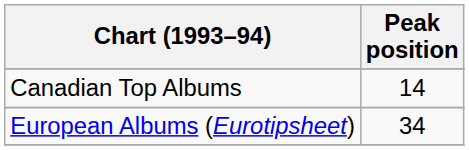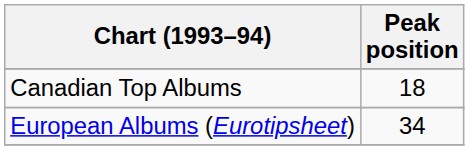(412, 88) 14 -> (412, 88) 18
